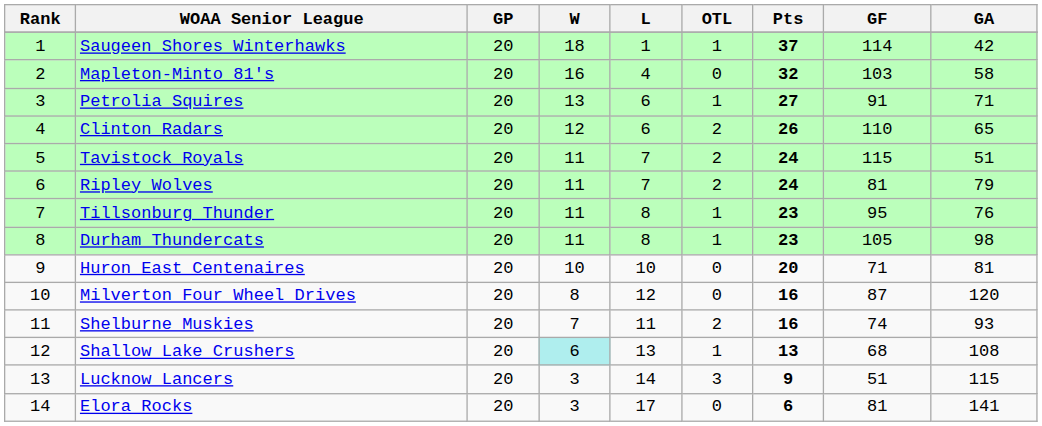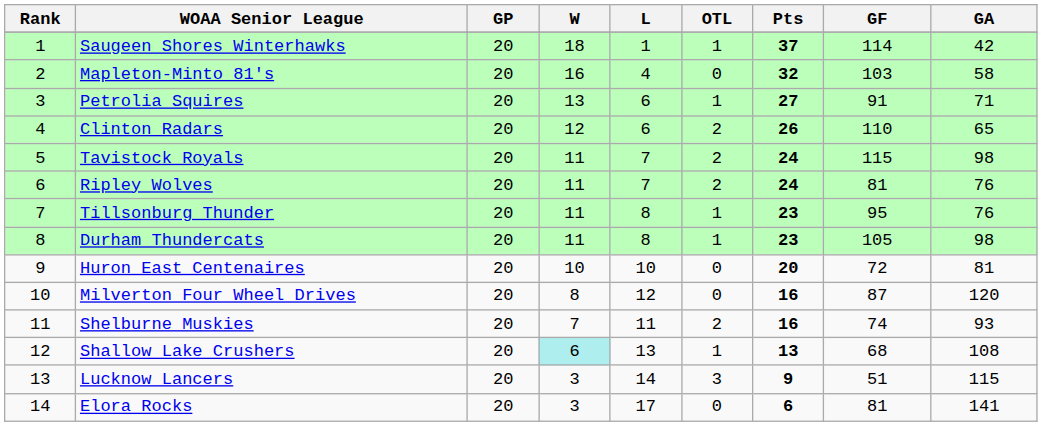(984, 157) 51 -> (984, 157) 98
(984, 185) 79 -> (984, 185) 76
(877, 268) 71 -> (877, 268) 72
